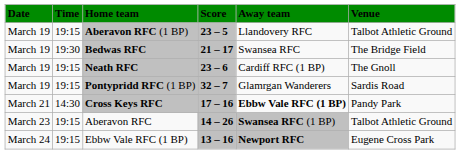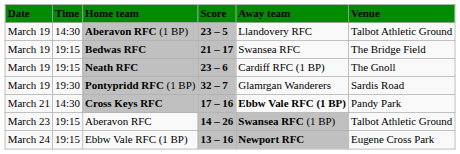(68, 31) 19:15 -> (68, 31) 14:30
(68, 49) 19:30 -> (68, 49) 19:15
(68, 85) 19:15 -> (68, 85) 19:30
